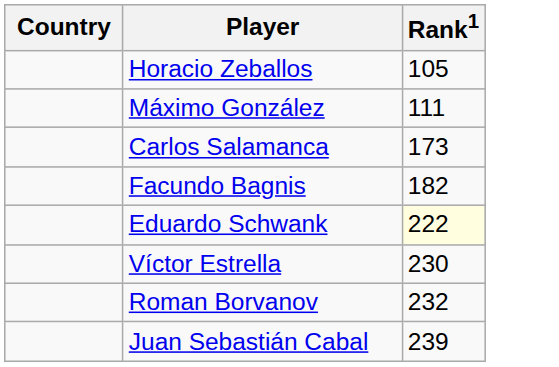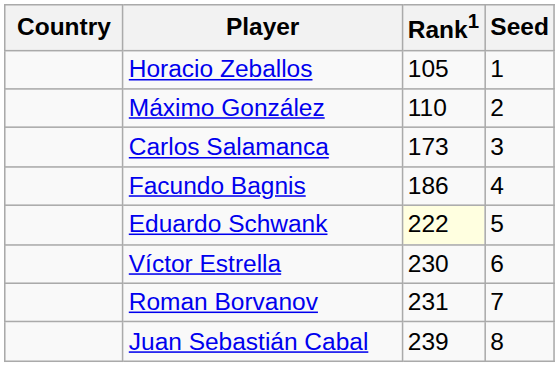+ column: (520, 27)
(426, 108) 111 -> (427, 108) 110
(428, 185) 182 -> (428, 185) 186
(428, 302) 232 -> (428, 302) 231
